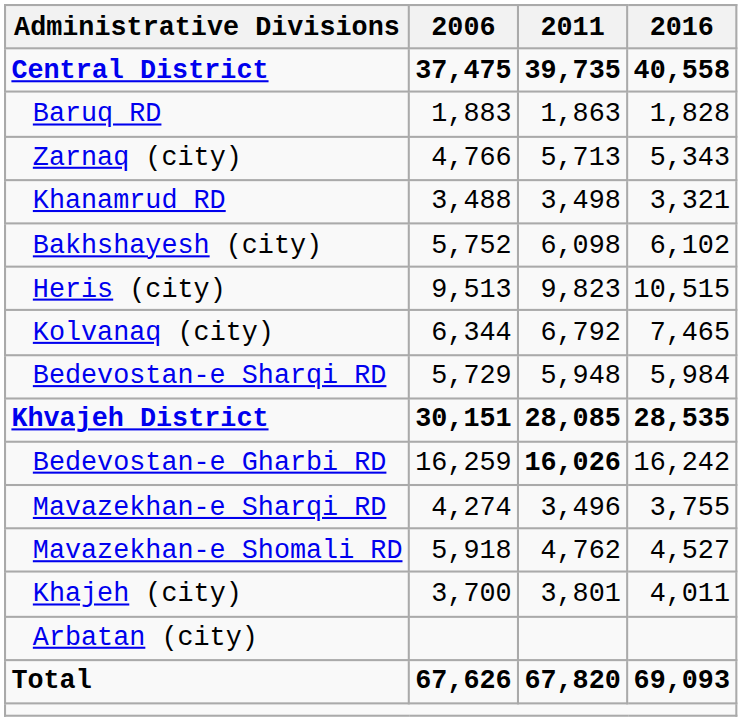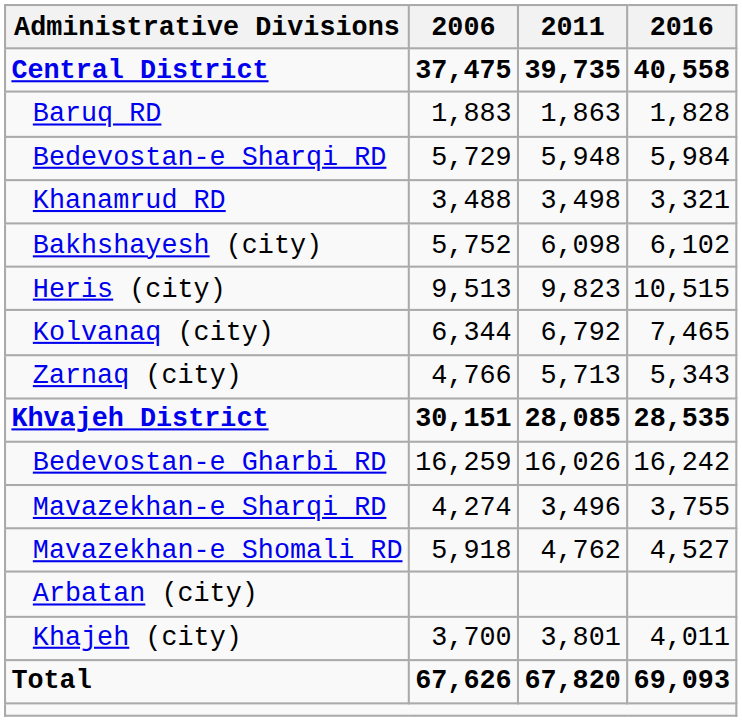rows swapped: (210, 376) <-> (137, 158)
(573, 463) bold -> (573, 463) normal
rows swapped: (145, 638) <-> (137, 594)
